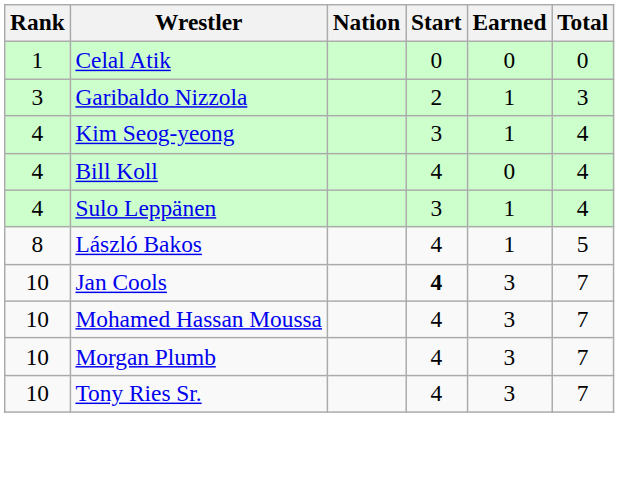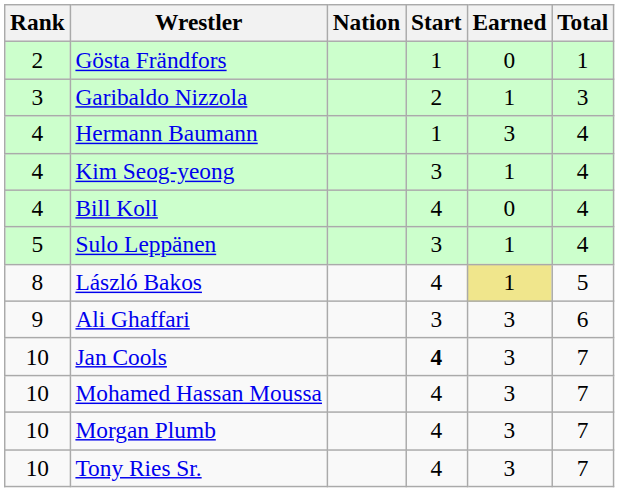- row: (123, 60)
+ row: (151, 60)
+ row: (167, 134)
(37, 208) 4 -> (37, 245) 5
(509, 245) no background -> (509, 282) khaki background
+ row: (133, 319)
